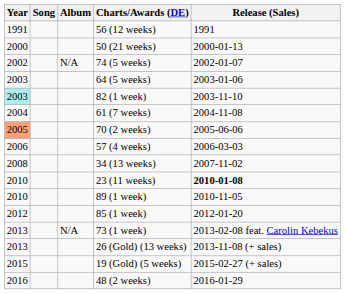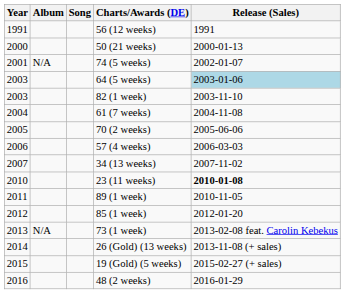columns swapped: (44, 12) <-> (75, 12)
(17, 63) 2002 -> (17, 63) 2001
(218, 79) no background -> (218, 79) lightblue background
(17, 96) paleturquoise background -> (17, 96) no background
(17, 130) lightsalmon background -> (17, 130) no background
(17, 163) 2008 -> (17, 163) 2007
(17, 197) 2010 -> (17, 197) 2011
(17, 247) 2013 -> (17, 247) 2014
